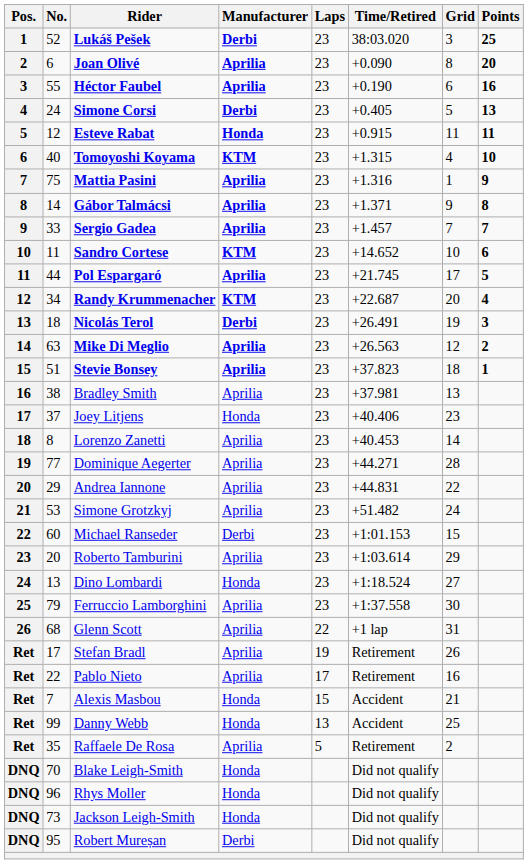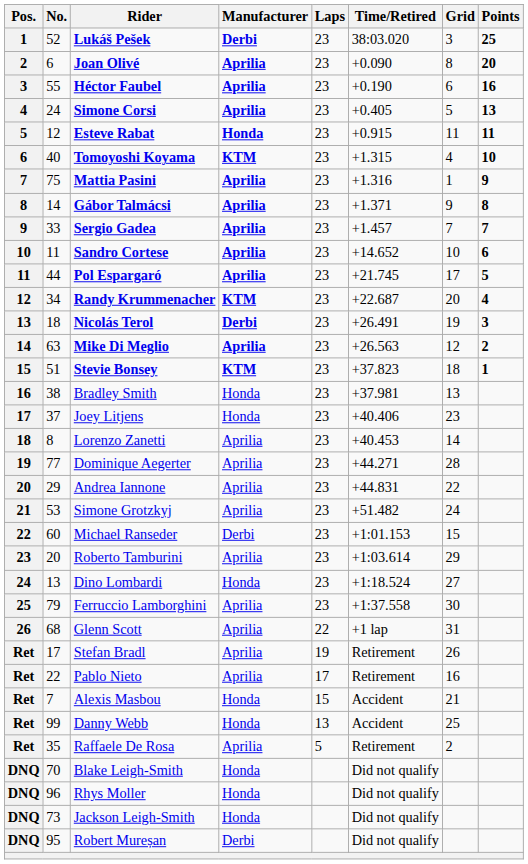(239, 110) Derbi -> (244, 110) Aprilia
(239, 252) KTM -> (244, 252) Aprilia
(244, 369) Aprilia -> (239, 369) KTM
(242, 393) Aprilia -> (241, 393) Honda
